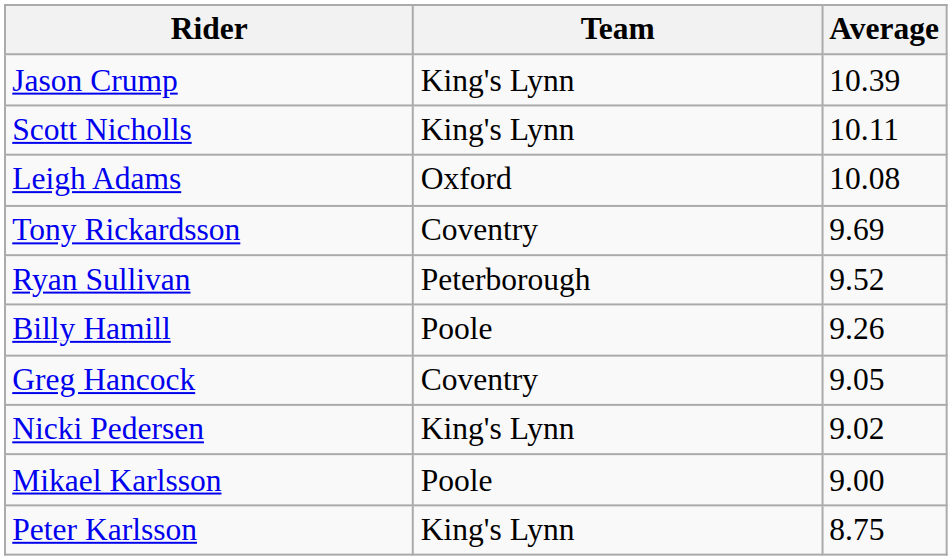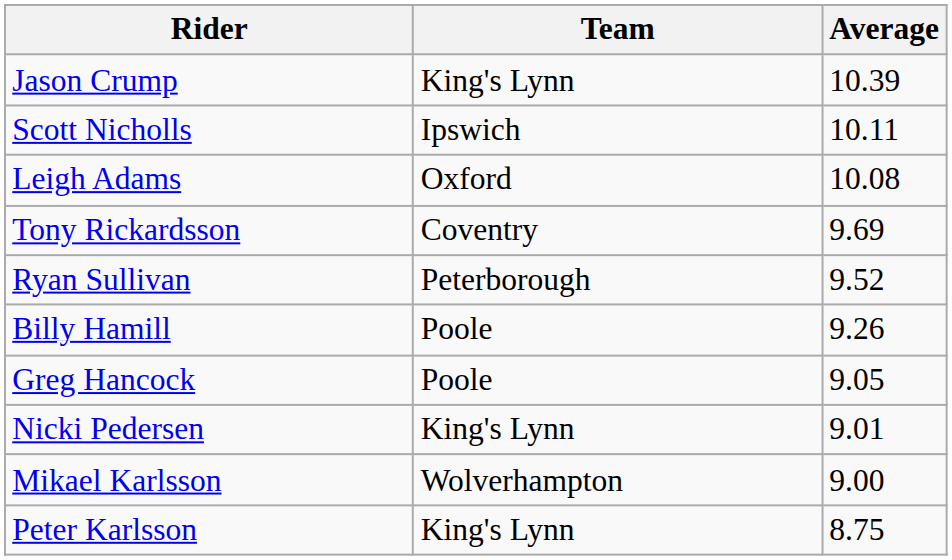(498, 129) King's Lynn -> (471, 129) Ipswich
(479, 379) Coventry -> (457, 379) Poole
(857, 429) 9.02 -> (857, 429) 9.01
(457, 479) Poole -> (522, 479) Wolverhampton
